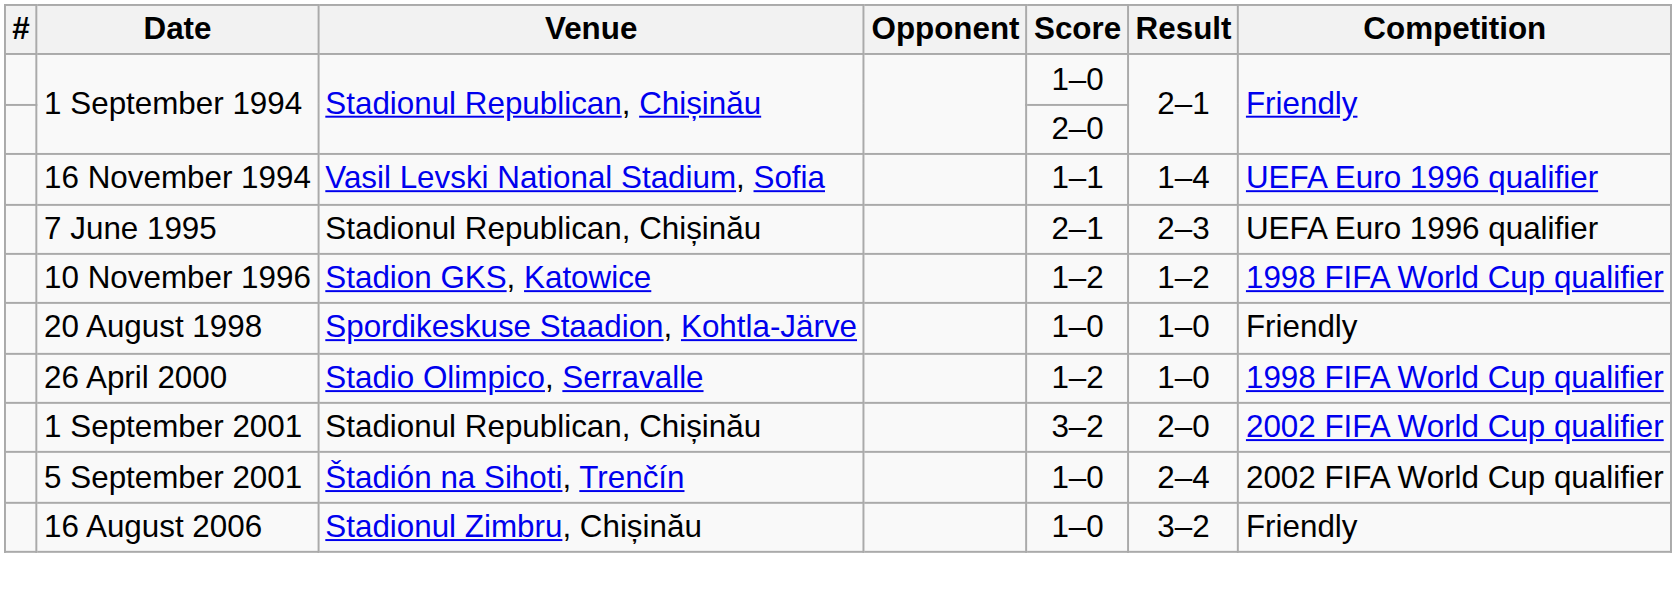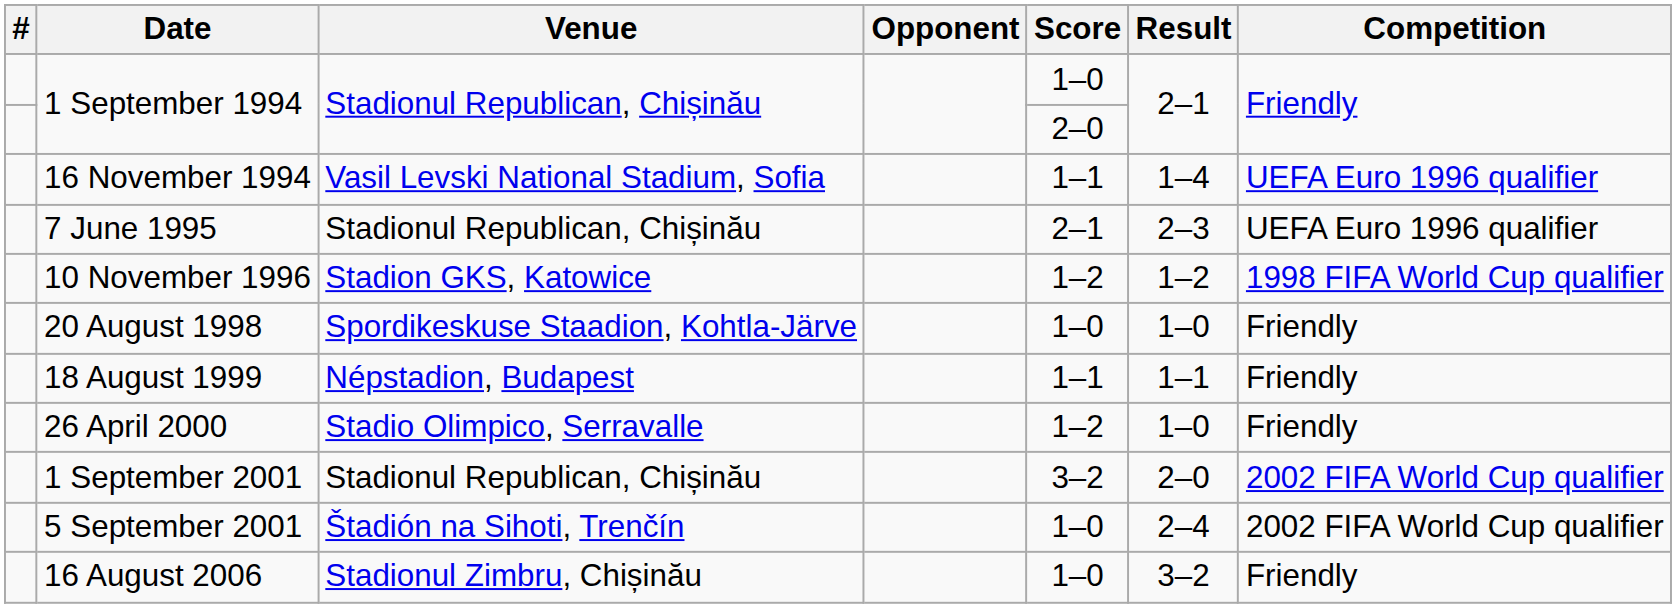+ row: (153, 377)
(1455, 377) 1998 FIFA World Cup qualifier -> (1302, 427) Friendly
